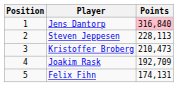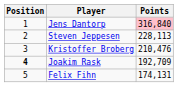(155, 50) 210,473 -> (155, 50) 210,476
(25, 62) normal -> (25, 62) bold
